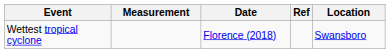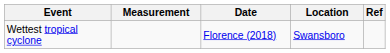columns swapped: (349, 13) <-> (301, 13)
